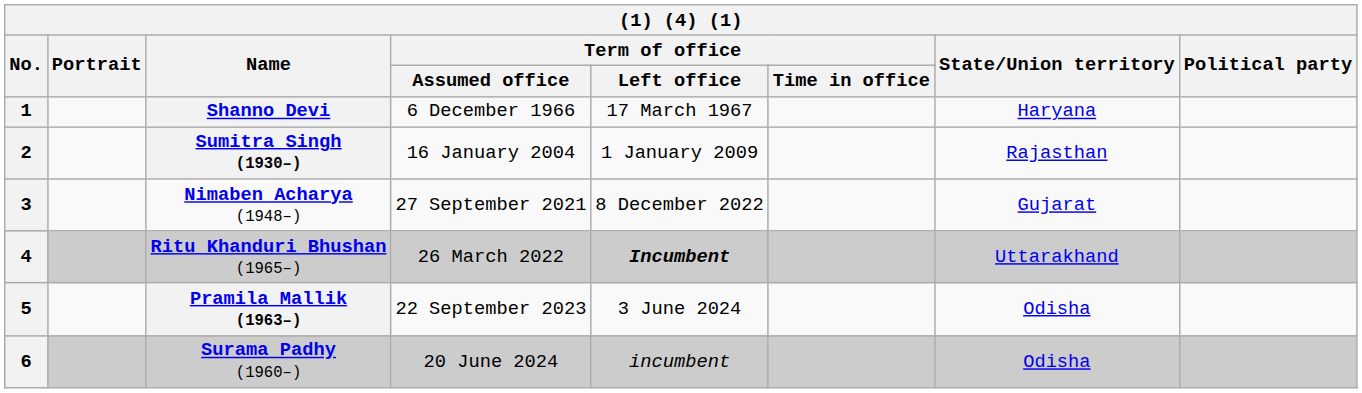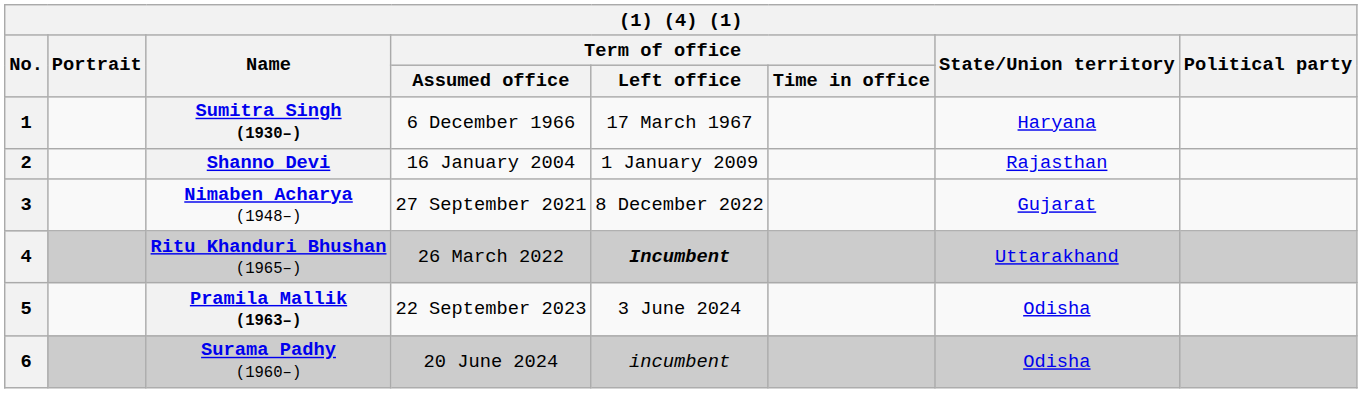(269, 112) Shanno Devi -> (269, 122) Sumitra Singh (1930–)
(269, 152) Sumitra Singh (1930–) -> (269, 164) Shanno Devi
